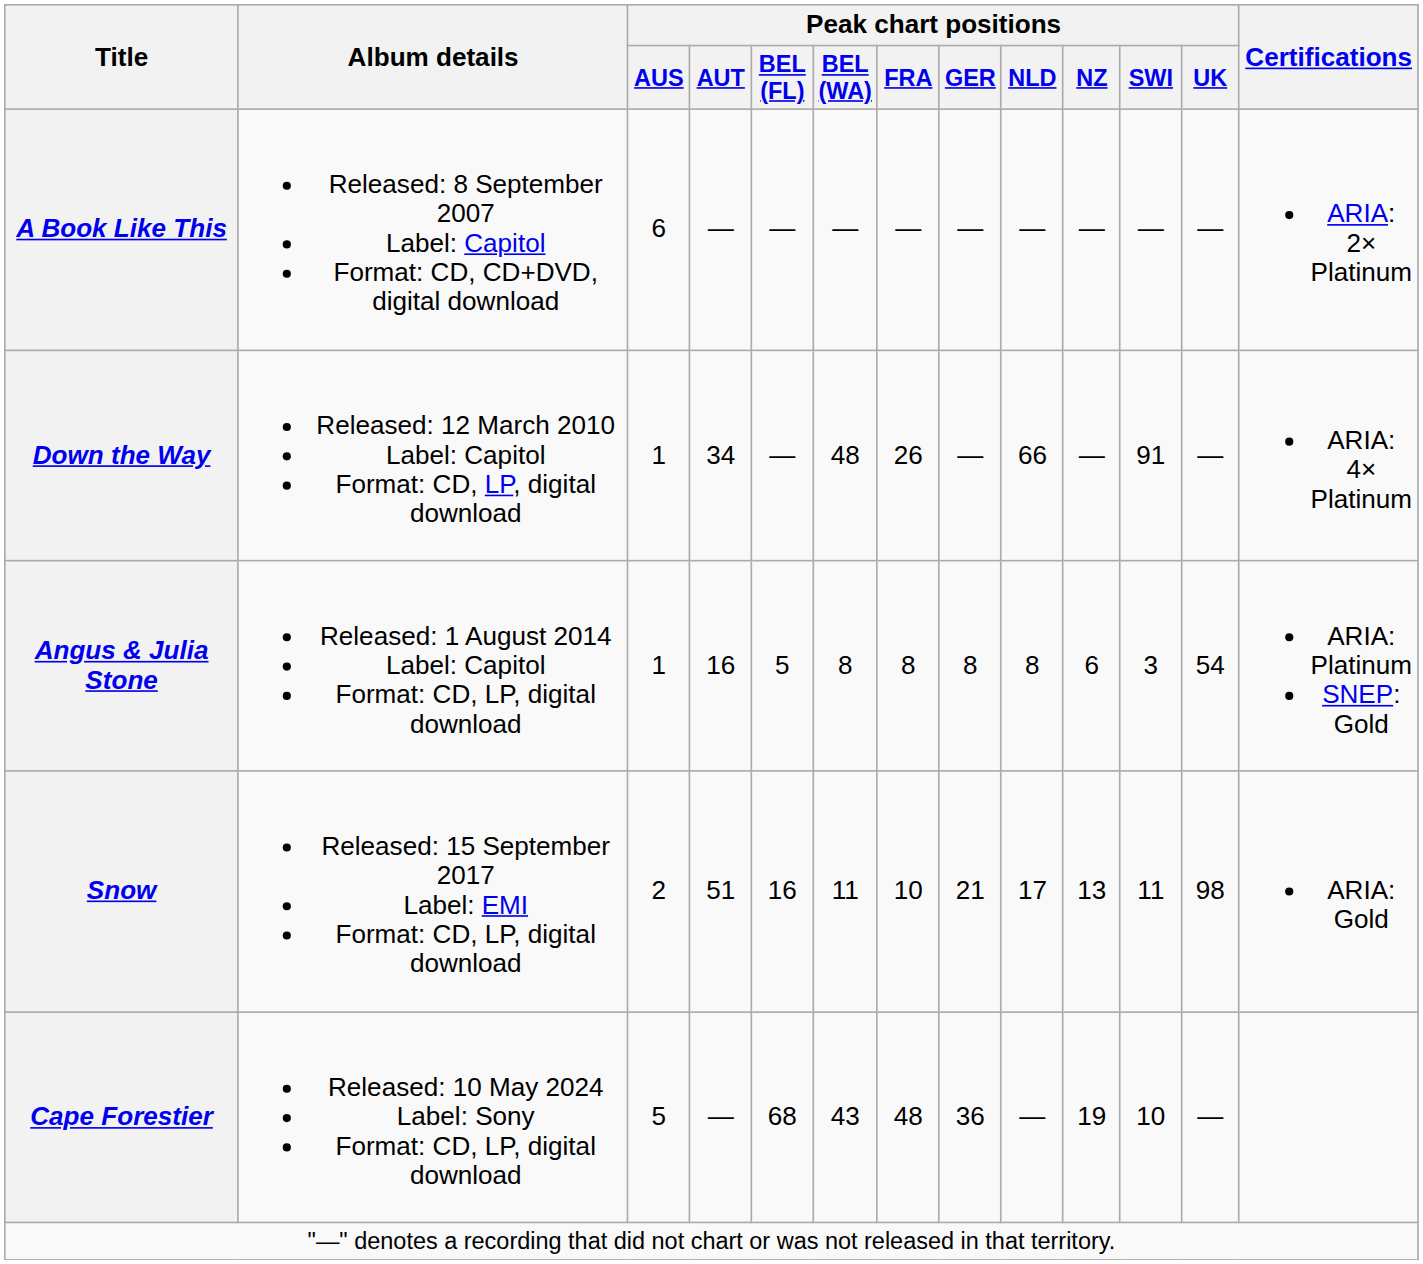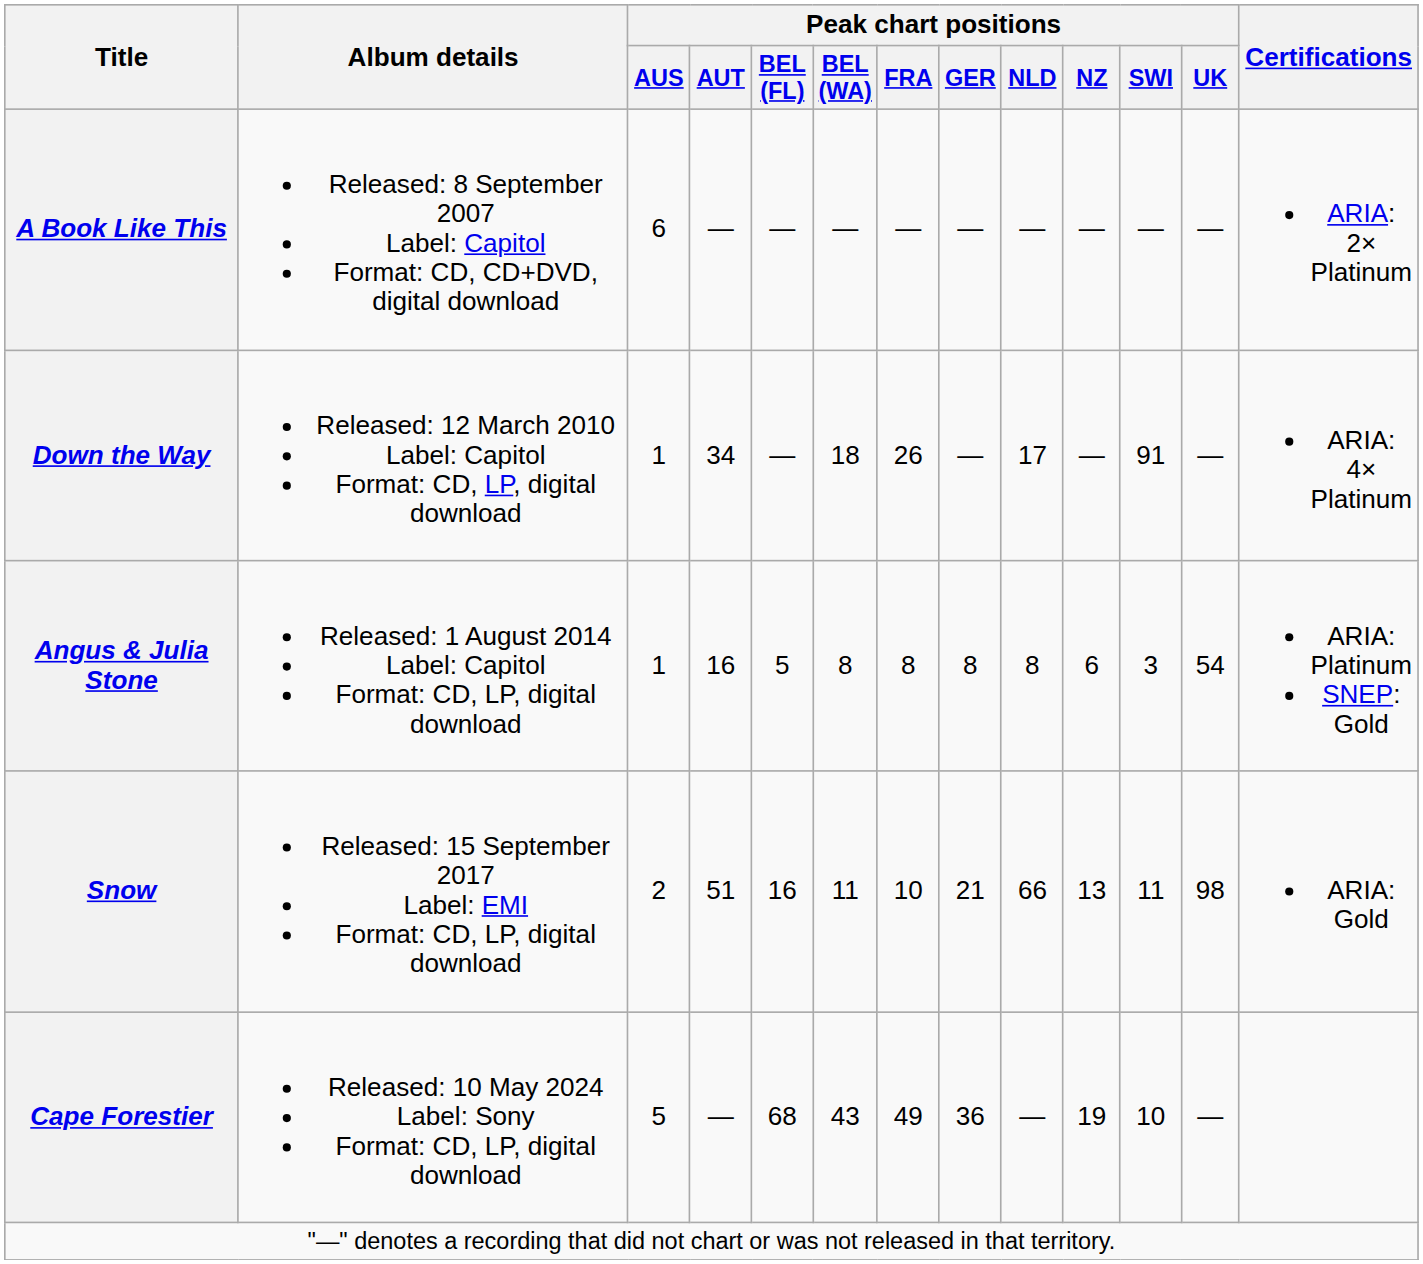(845, 454) 48 -> (845, 454) 18
(1032, 454) 66 -> (1032, 454) 17
(1032, 891) 17 -> (1032, 891) 66
(908, 1116) 48 -> (908, 1116) 49
